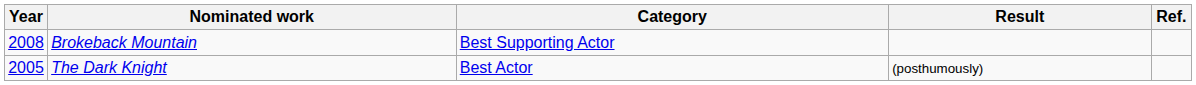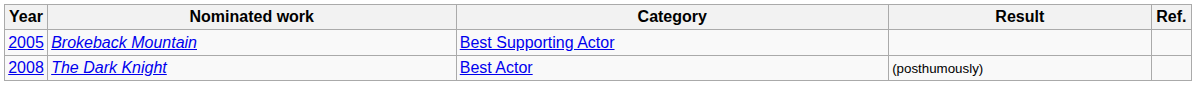(26, 42) 2008 -> (26, 42) 2005
(26, 67) 2005 -> (26, 67) 2008
